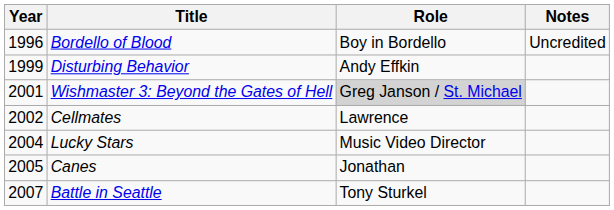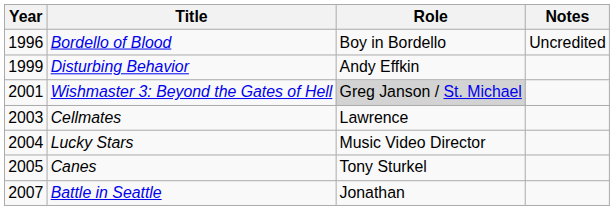(26, 117) 2002 -> (26, 117) 2003
(372, 167) Jonathan -> (383, 167) Tony Sturkel
(383, 192) Tony Sturkel -> (372, 192) Jonathan
